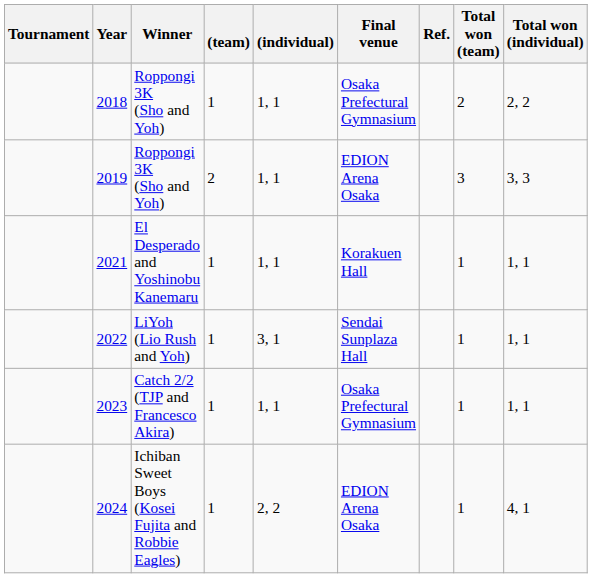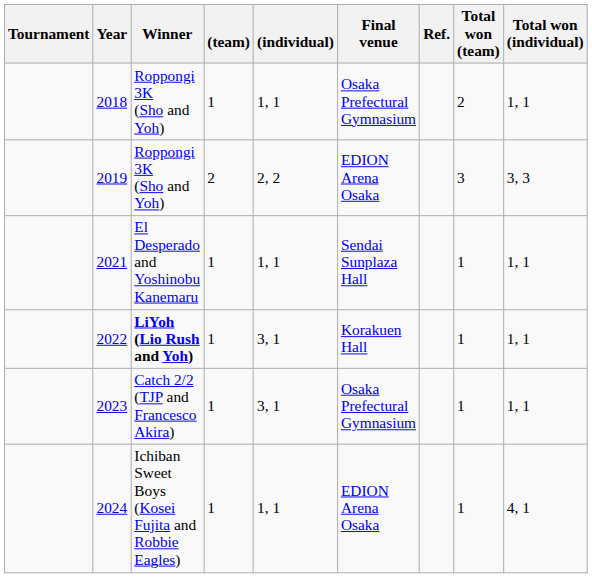(518, 101) 2, 2 -> (518, 101) 1, 1
(269, 177) 1, 1 -> (269, 177) 2, 2
(371, 262) Korakuen Hall -> (369, 262) Sendai Sunplaza Hall
(165, 338) normal -> (167, 338) bold
(369, 338) Sendai Sunplaza Hall -> (371, 338) Korakuen Hall
(269, 406) 1, 1 -> (269, 406) 3, 1
(269, 508) 2, 2 -> (269, 508) 1, 1
